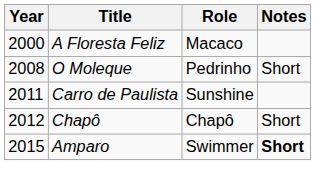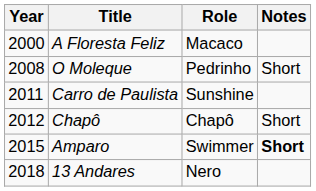+ row: (94, 172)
